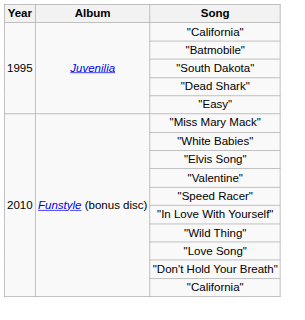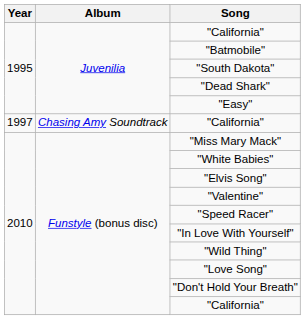+ row: (20, 123)
